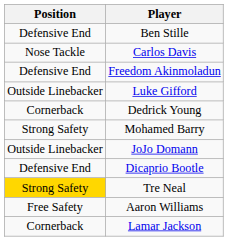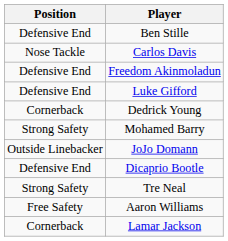(55, 91) Outside Linebacker -> (55, 91) Defensive End
(55, 187) gold background -> (55, 187) no background
